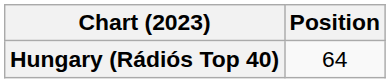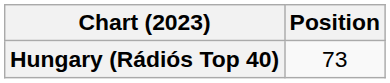(335, 58) 64 -> (335, 58) 73
